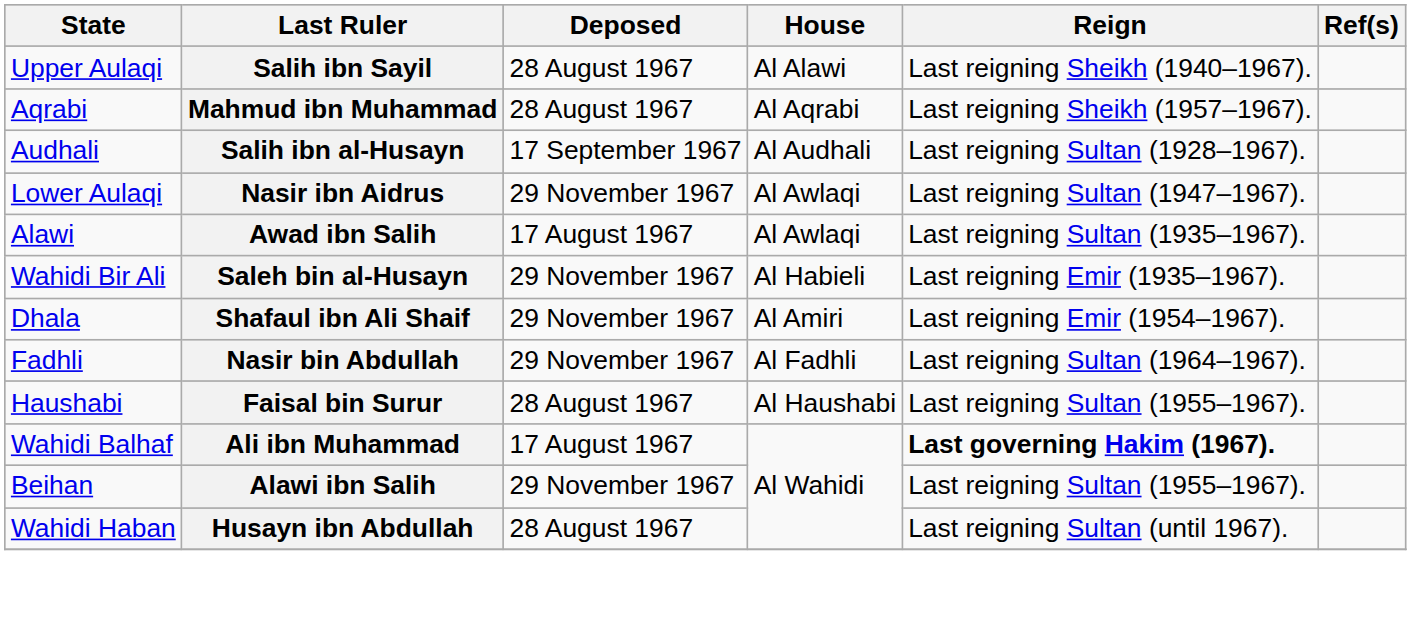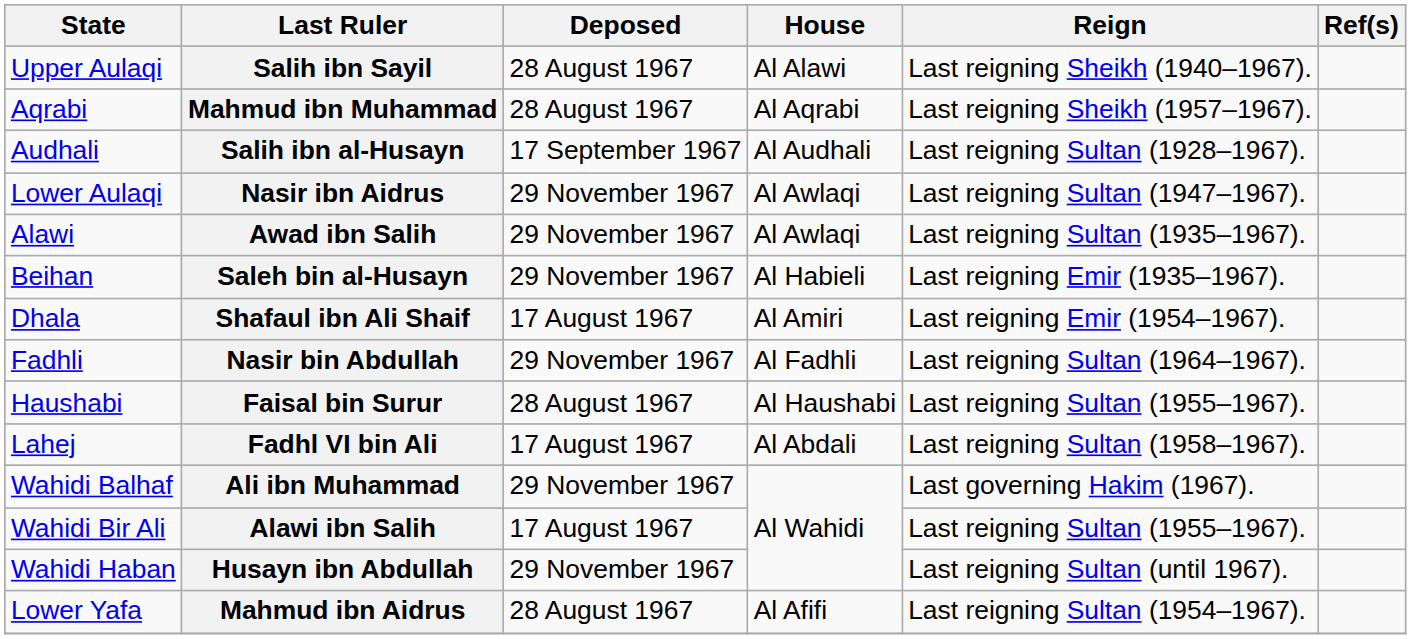(601, 234) 17 August 1967 -> (622, 234) 29 November 1967
(88, 276) Wahidi Bir Ali -> (52, 276) Beihan
(622, 318) 29 November 1967 -> (601, 318) 17 August 1967
+ row: (343, 444)
(601, 444) 17 August 1967 -> (622, 485) 29 November 1967
(1092, 444) bold -> (1081, 485) normal
(52, 485) Beihan -> (88, 527) Wahidi Bir Ali
(622, 485) 29 November 1967 -> (601, 527) 17 August 1967
(601, 527) 28 August 1967 -> (622, 569) 29 November 1967
+ row: (343, 611)
